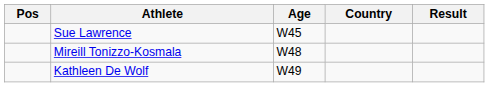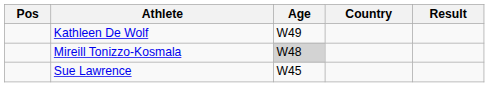rows swapped: (93, 33) <-> (101, 71)
(289, 52) no background -> (289, 52) lightgrey background
